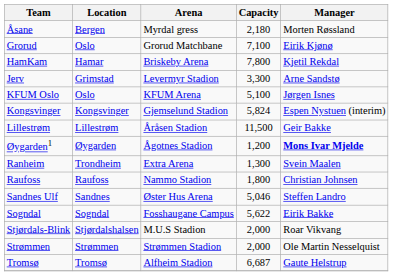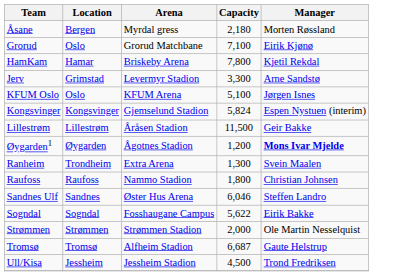(259, 196) 5,046 -> (239, 196) 6,046
- row: (39, 229)
+ row: (24, 262)
